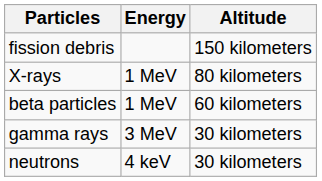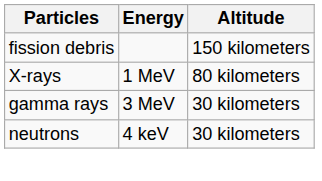- row: (63, 104)
